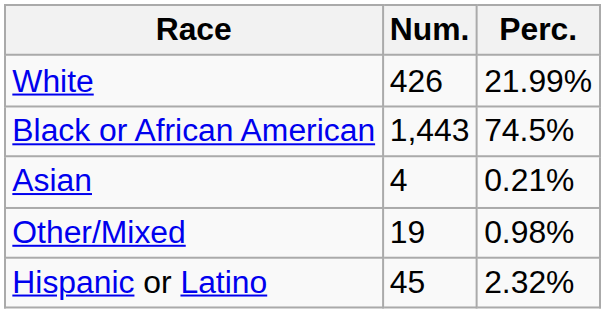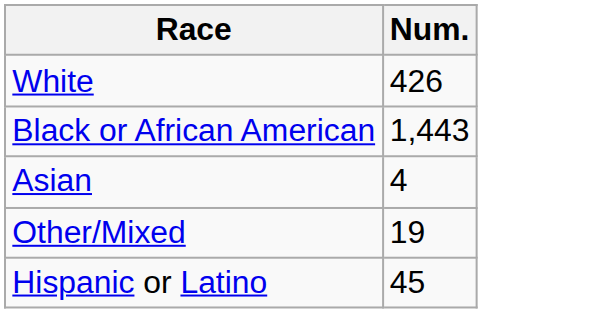- column: (538, 29)
